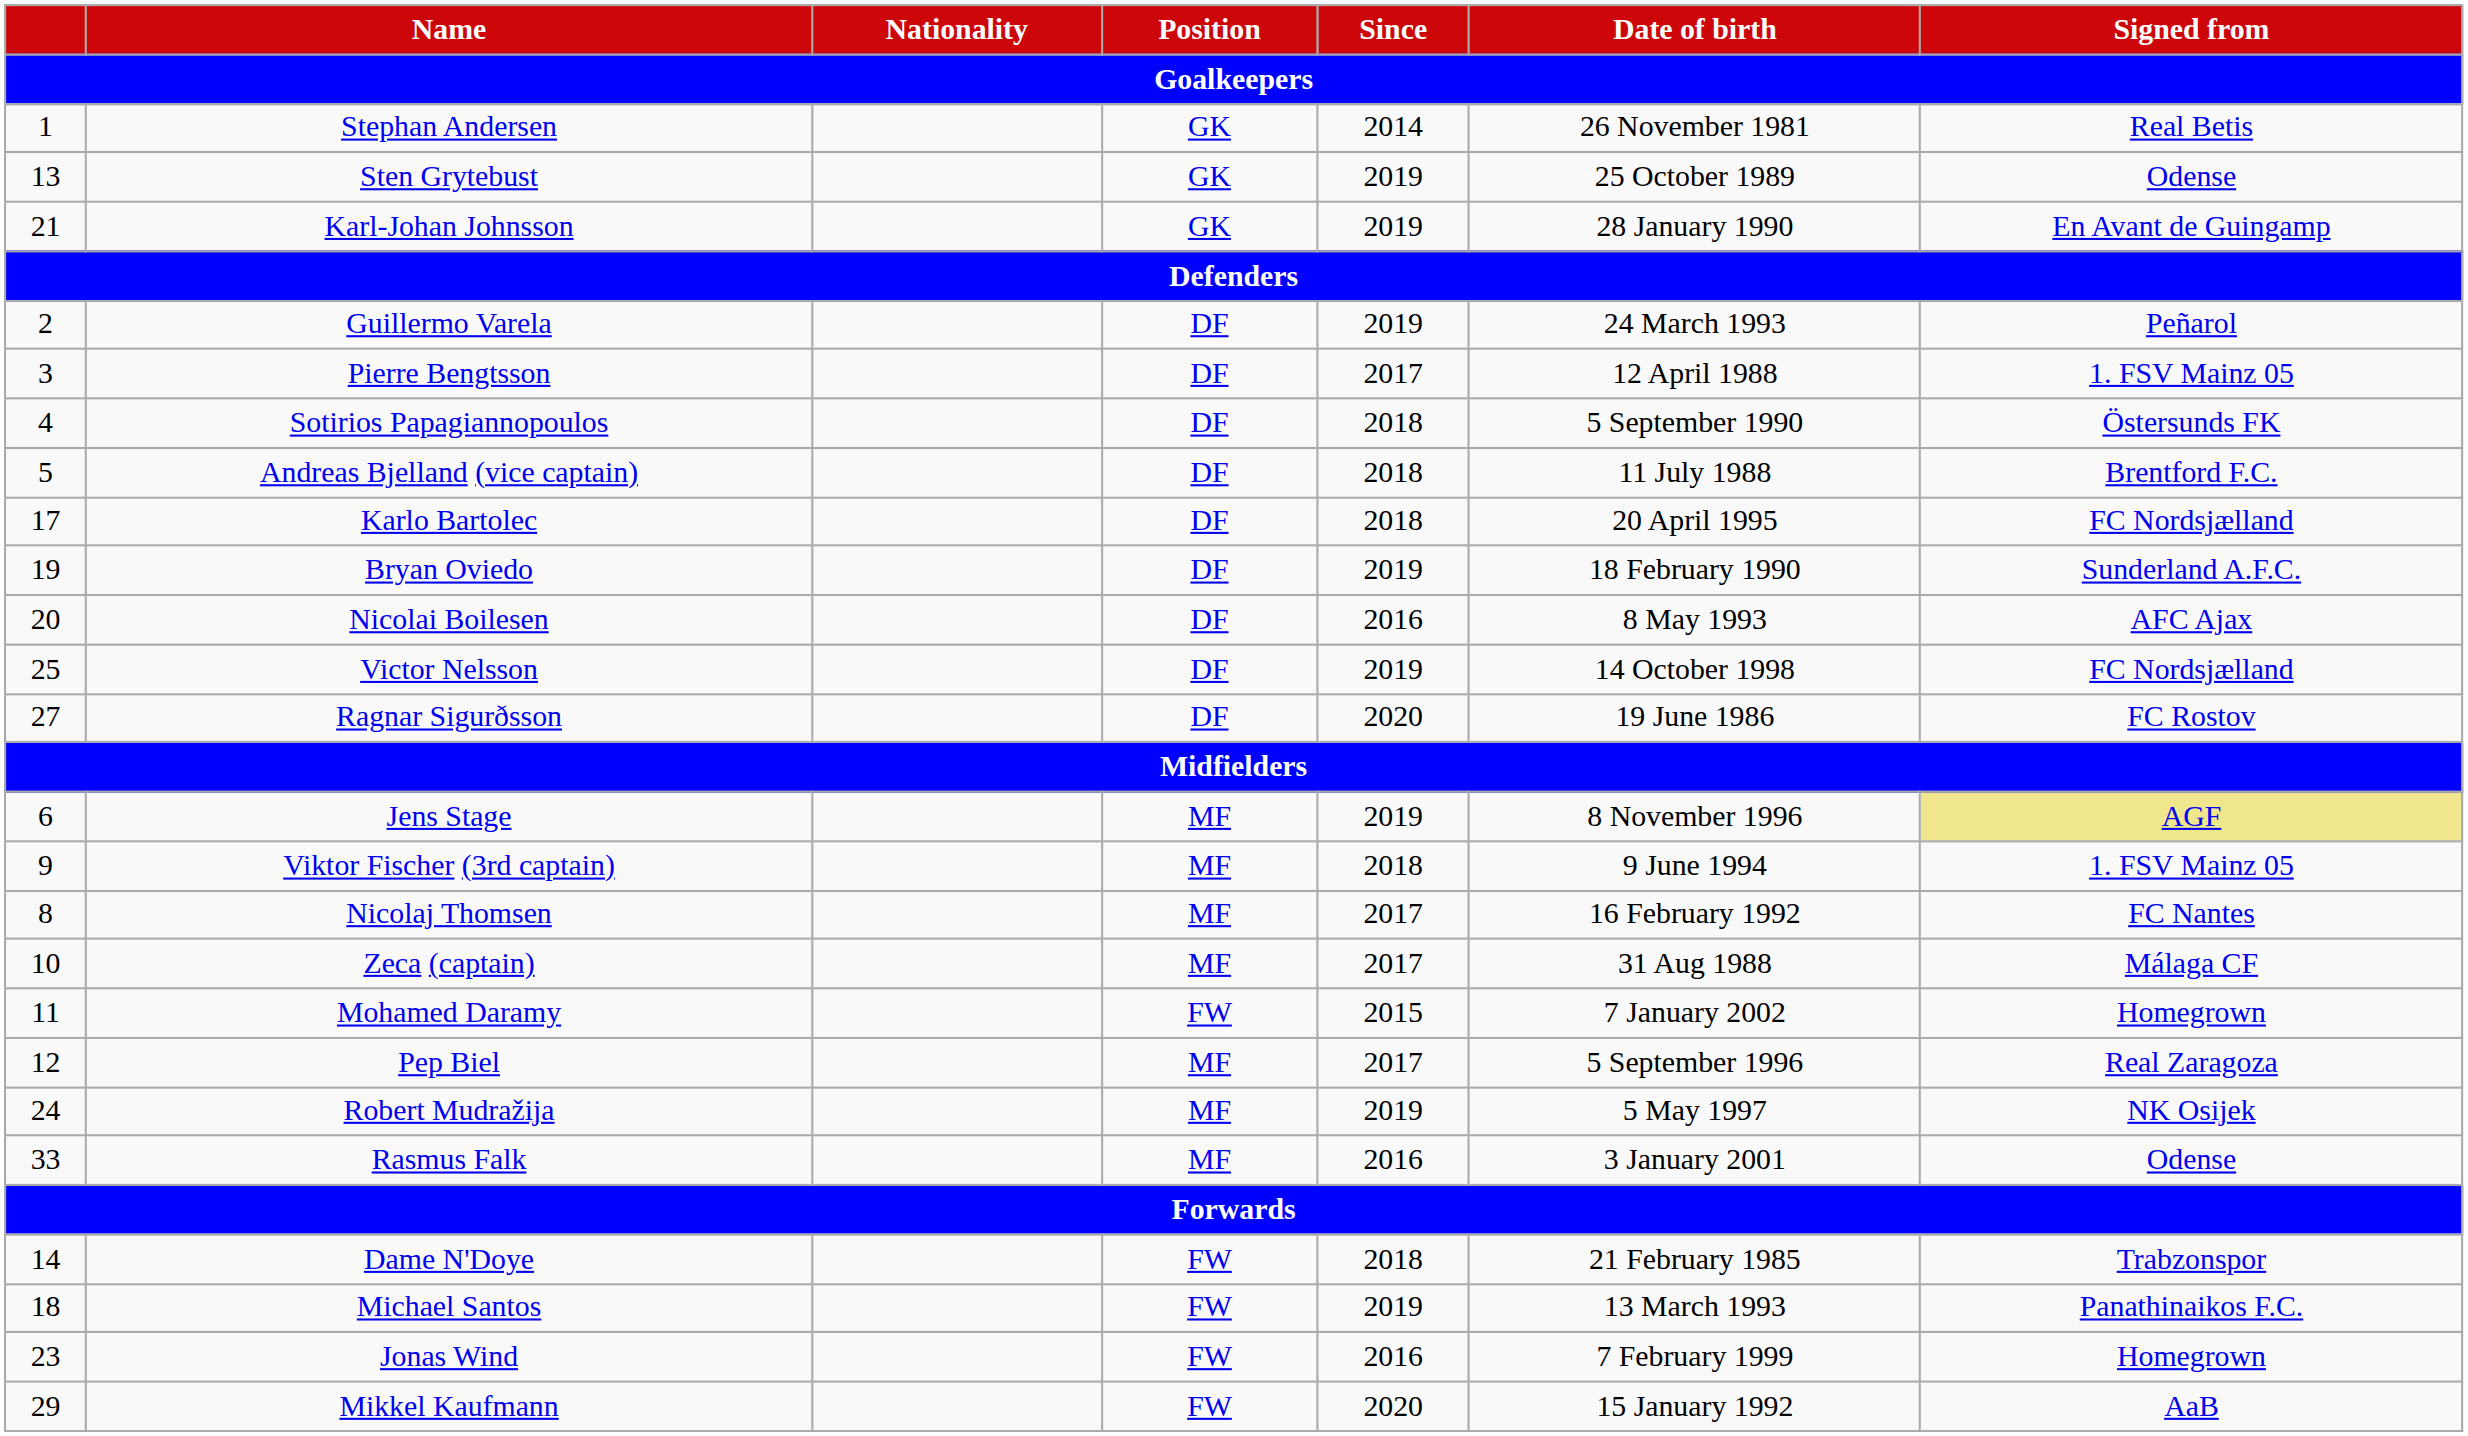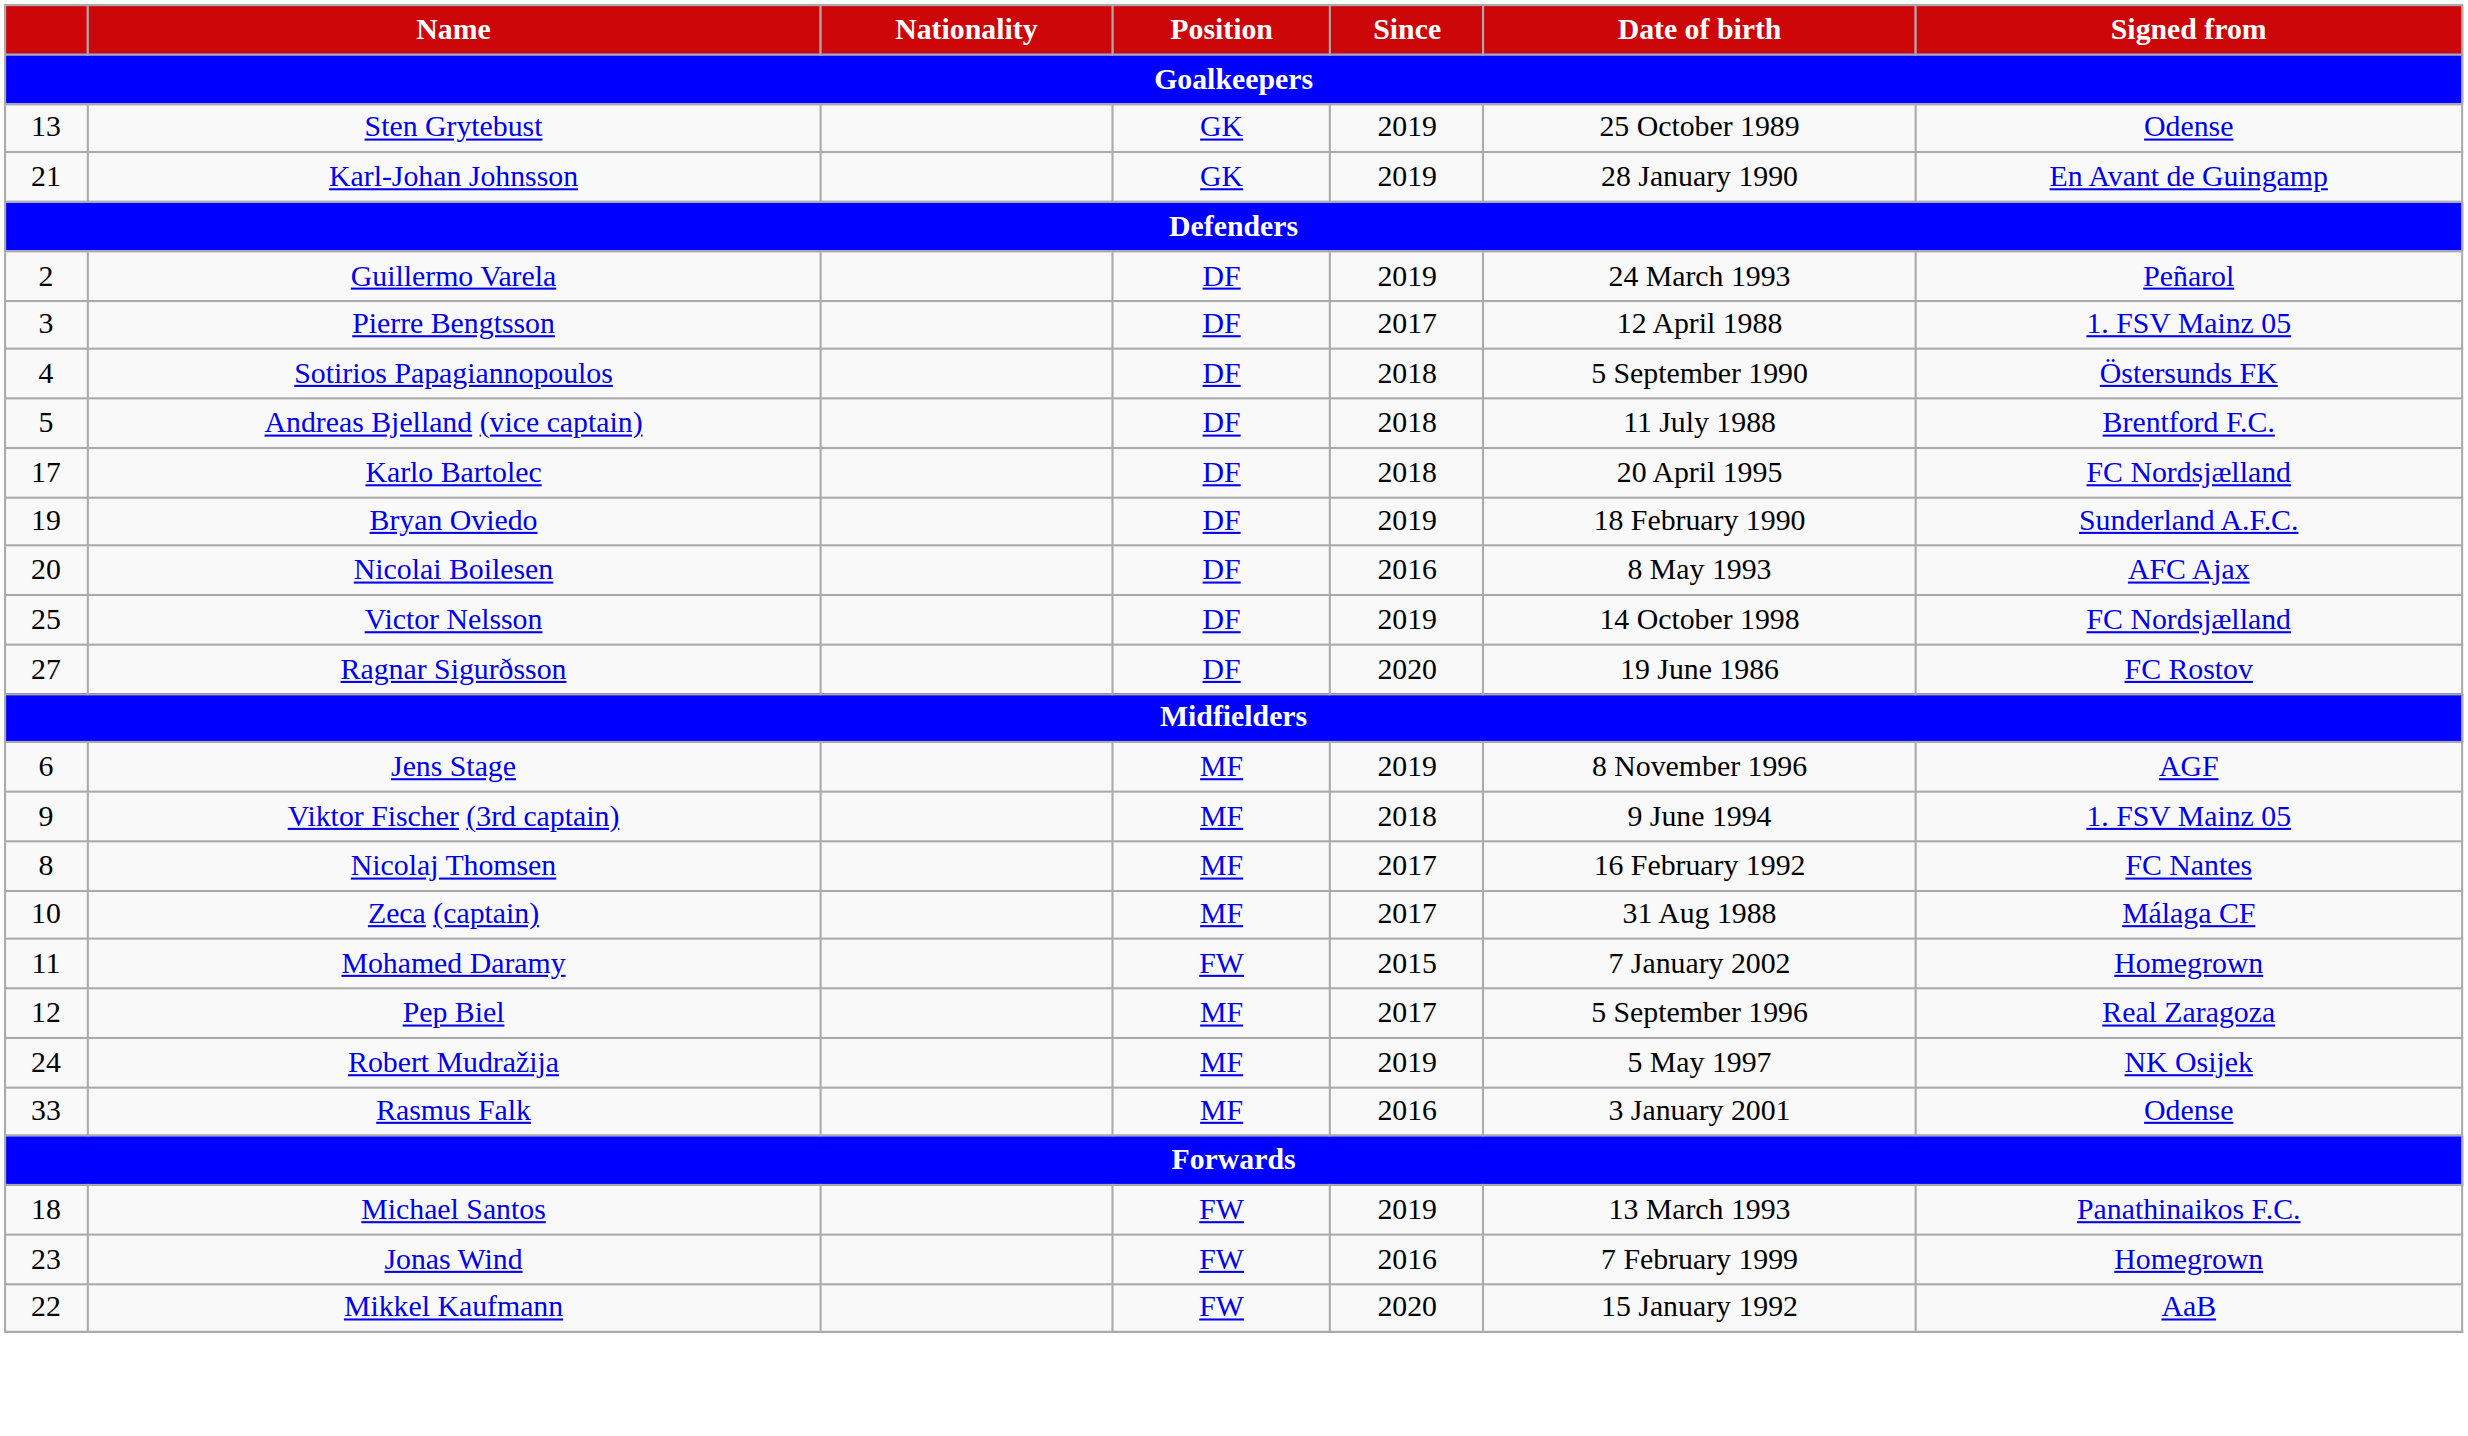- row: (449, 127)
(2191, 816) khaki background -> (2189, 766) no background
- row: (449, 1258)
(46, 1406) 29 -> (46, 1307) 22
